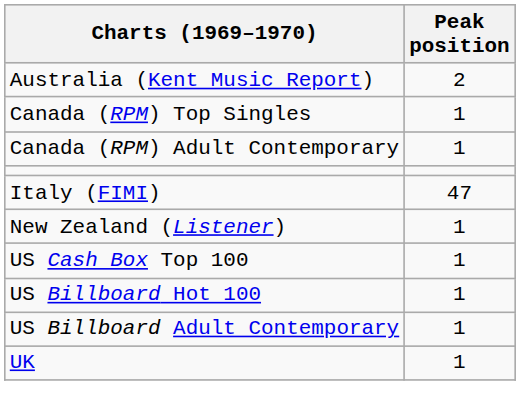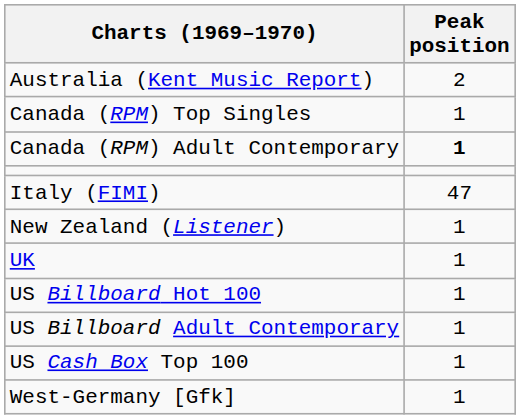(459, 148) normal -> (459, 148) bold
rows swapped: (22, 363) <-> (129, 261)
+ row: (123, 397)
